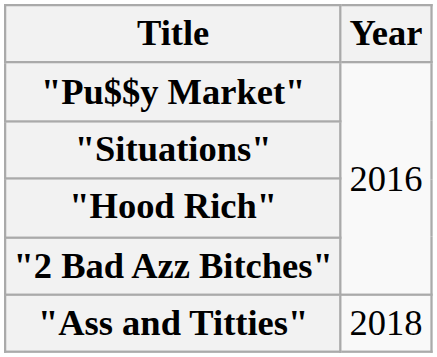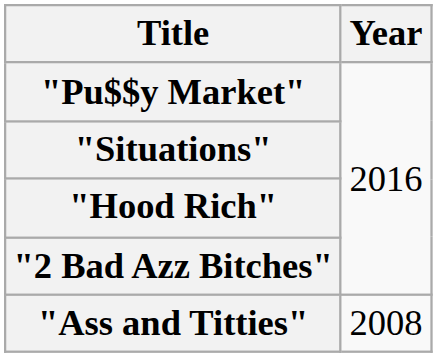(386, 322) 2018 -> (386, 322) 2008
